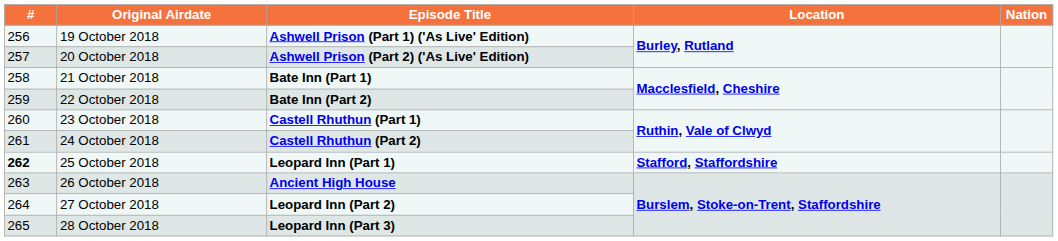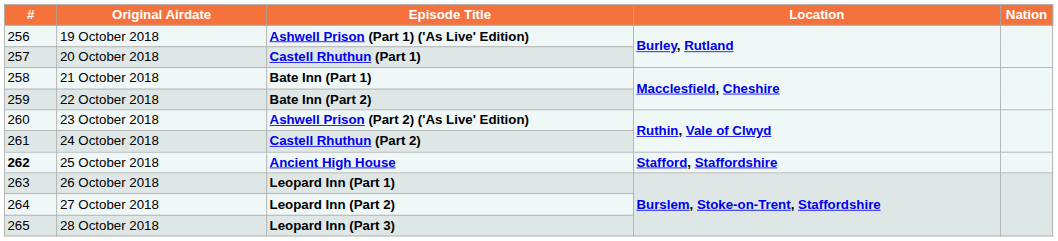(399, 57) Ashwell Prison (Part 2) ('As Live' Edition) -> (345, 57) Castell Rhuthun (Part 1)
(345, 120) Castell Rhuthun (Part 1) -> (399, 120) Ashwell Prison (Part 2) ('As Live' Edition)
(332, 162) Leopard Inn (Part 1) -> (333, 162) Ancient High House
(333, 183) Ancient High House -> (332, 183) Leopard Inn (Part 1)
